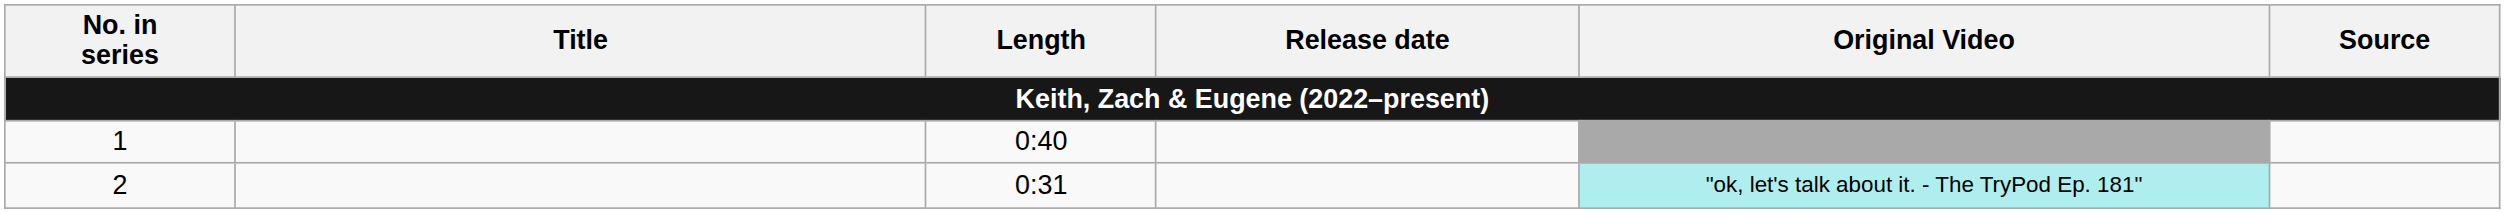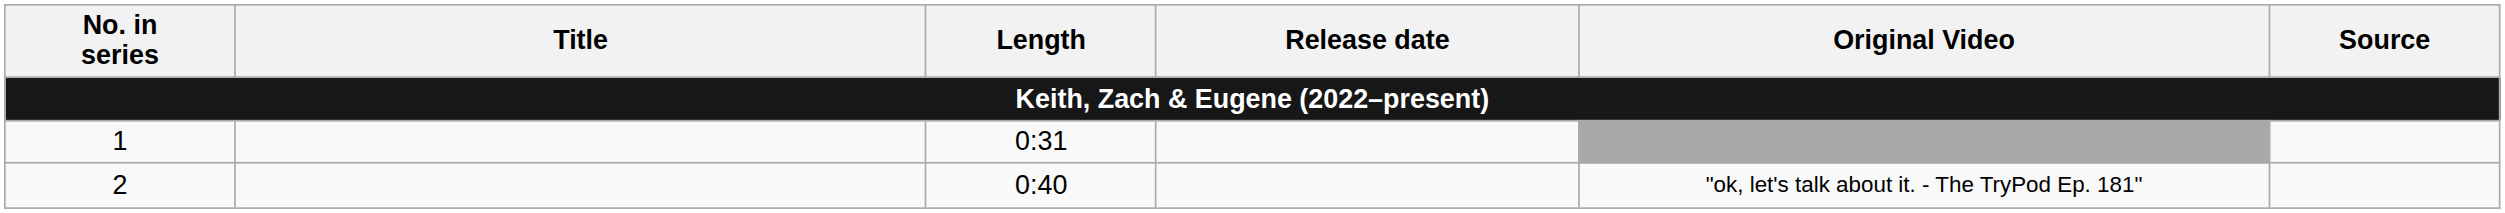(1041, 141) 0:40 -> (1041, 141) 0:31
(1041, 184) 0:31 -> (1041, 184) 0:40
(1924, 185) paleturquoise background -> (1924, 185) no background
